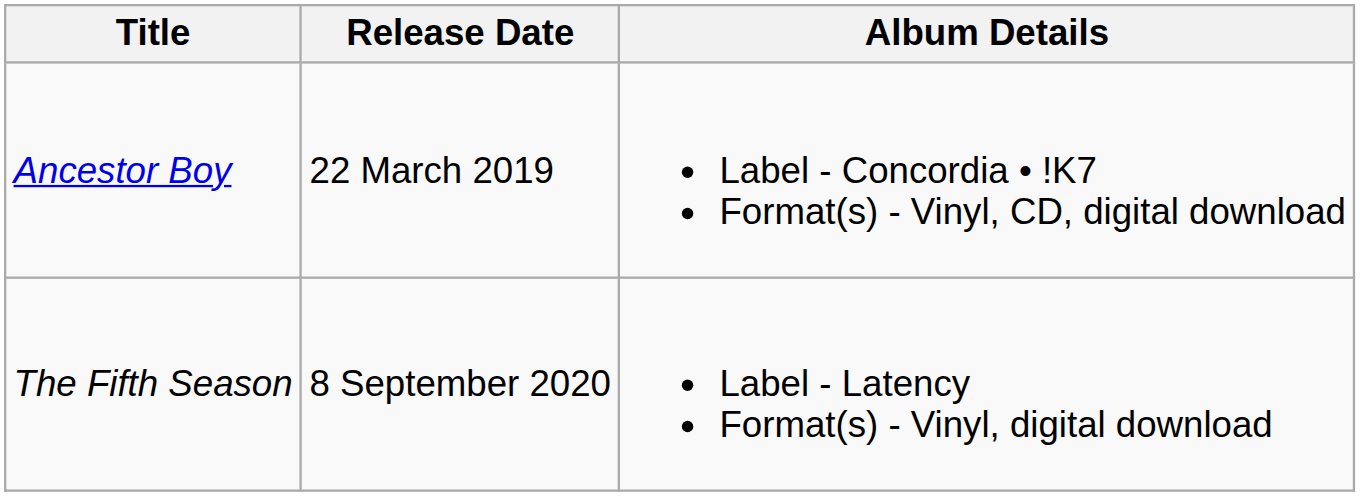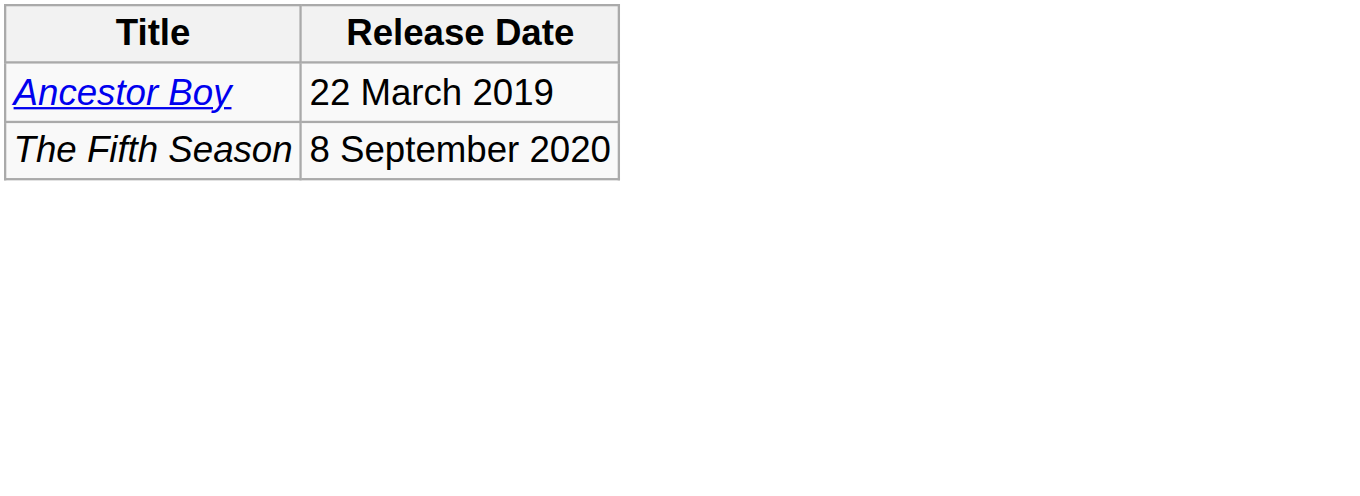- column: (987, 33)
